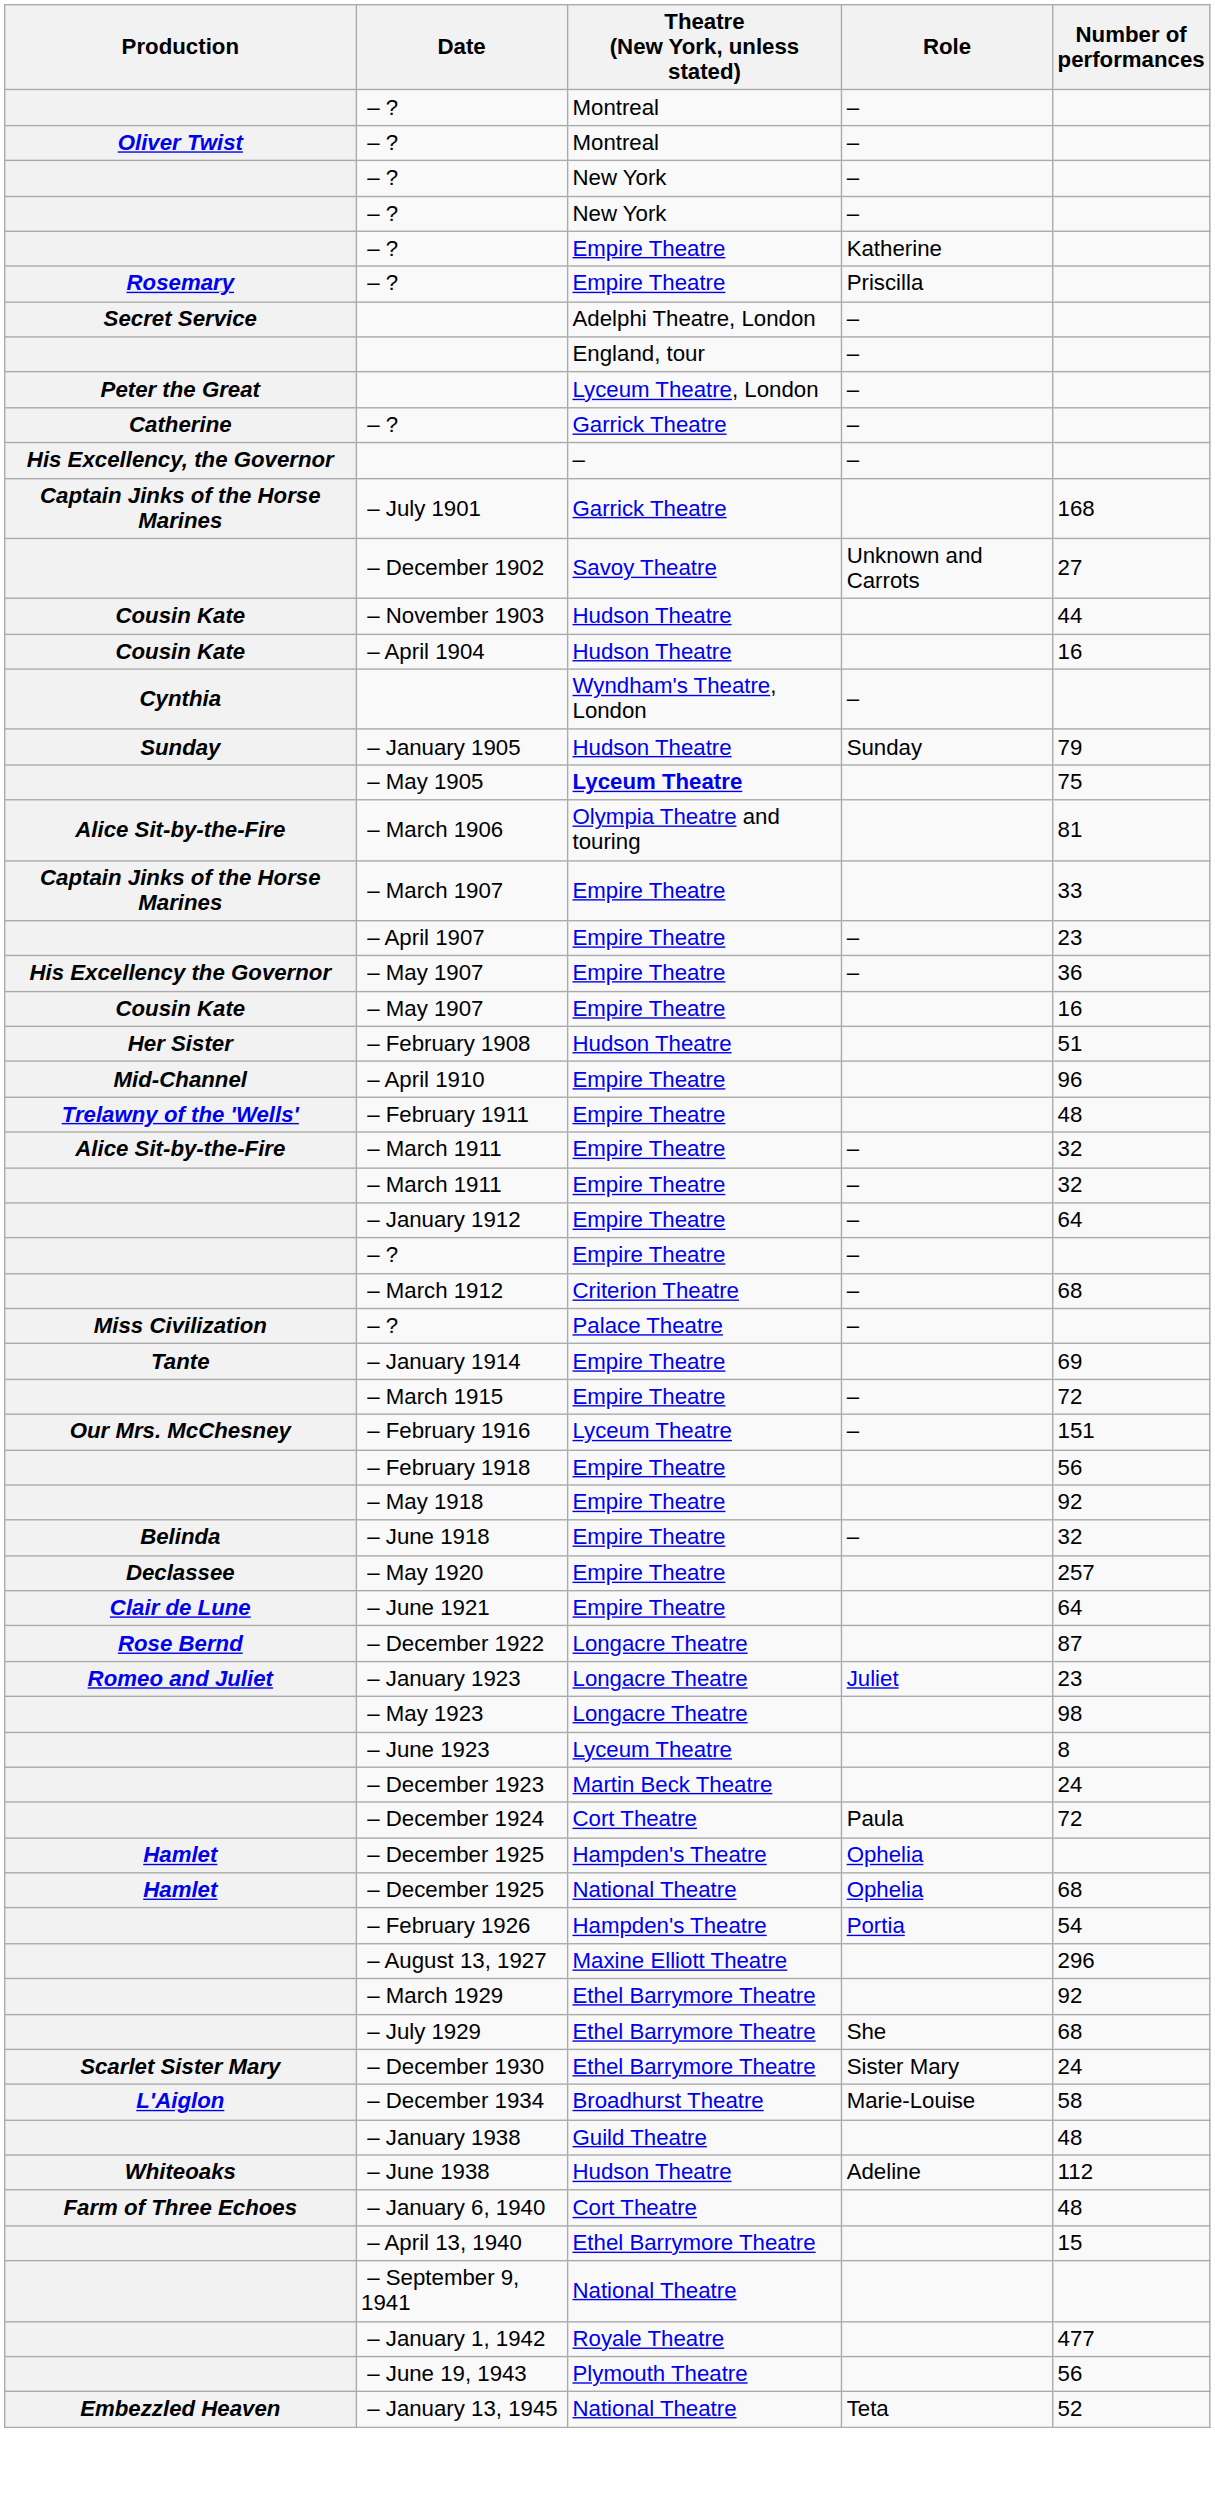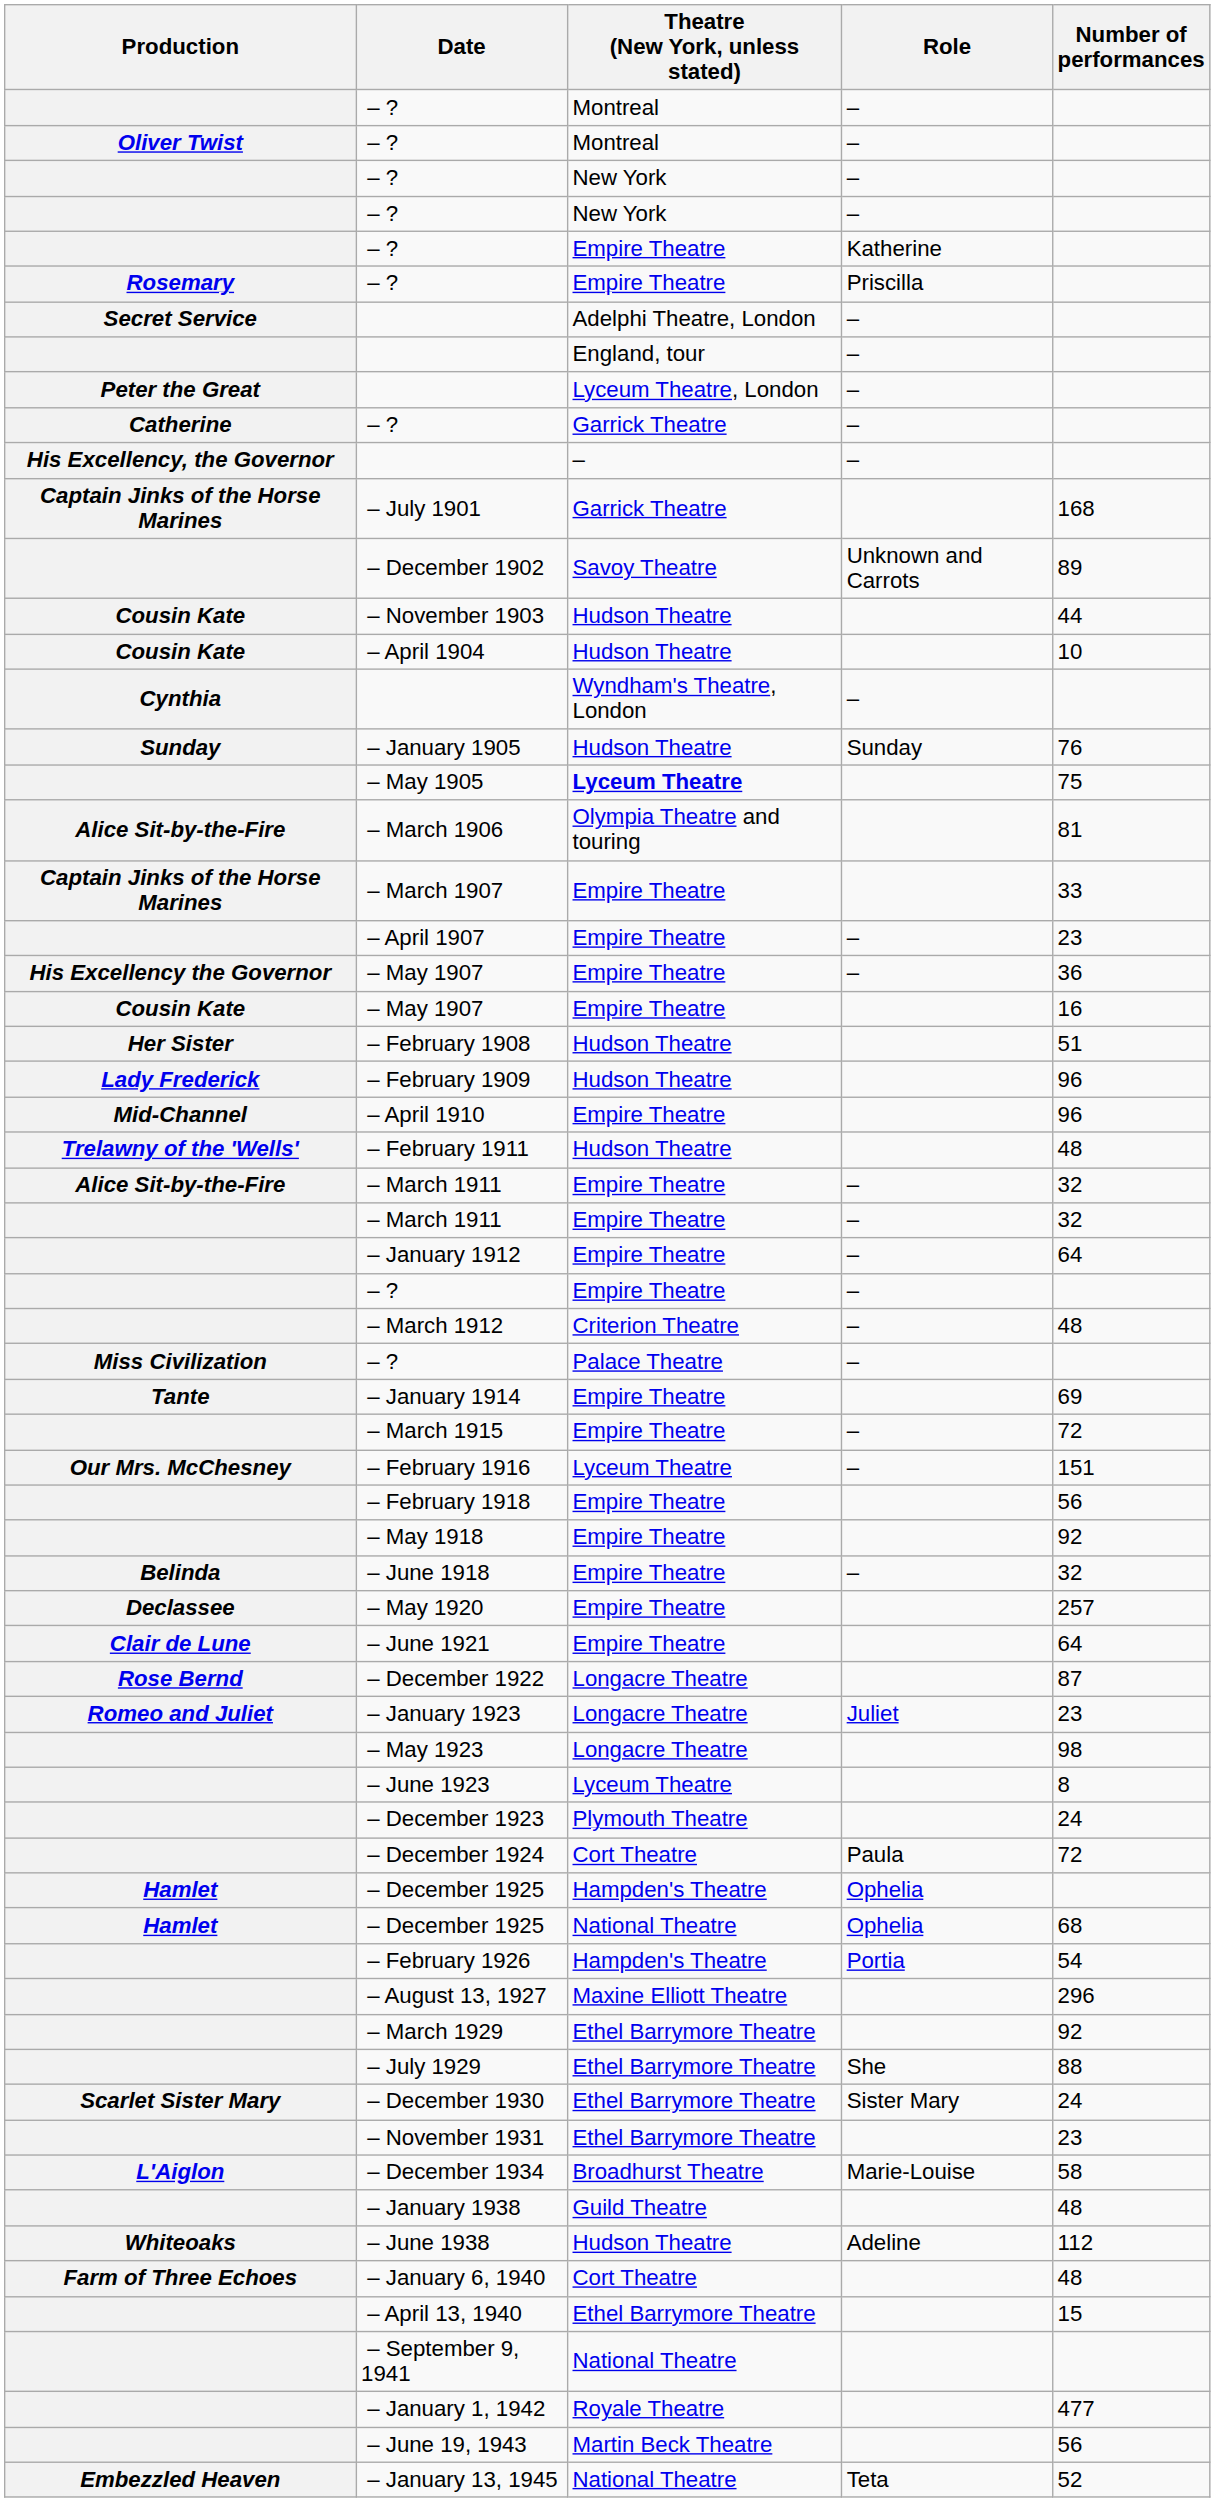(1070, 568) 27 -> (1070, 568) 89
(1070, 651) 16 -> (1070, 651) 10
(1070, 746) 79 -> (1070, 746) 76
+ row: (180, 1079)
(649, 1114) Empire Theatre -> (652, 1149) Hudson Theatre
(1070, 1290) 68 -> (1070, 1325) 48
(672, 1784) Martin Beck Theatre -> (660, 1819) Plymouth Theatre
(1070, 2031) 68 -> (1070, 2066) 88
+ row: (180, 2137)
(660, 2373) Plymouth Theatre -> (672, 2444) Martin Beck Theatre
